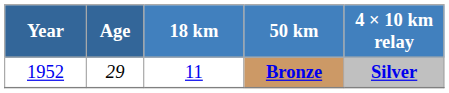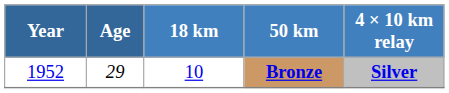(194, 72) 11 -> (194, 72) 10
